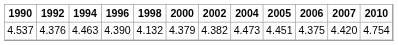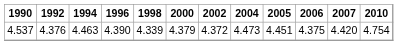(150, 31) 4.132 -> (150, 31) 4.339
(215, 31) 4.382 -> (215, 31) 4.372
